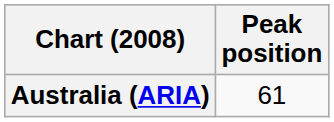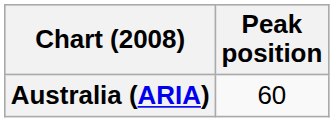(272, 95) 61 -> (272, 95) 60
